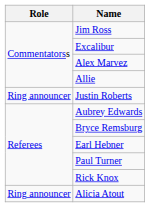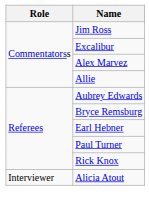- row: (104, 95)
(39, 193) Ring announcer -> (31, 177) Interviewer
